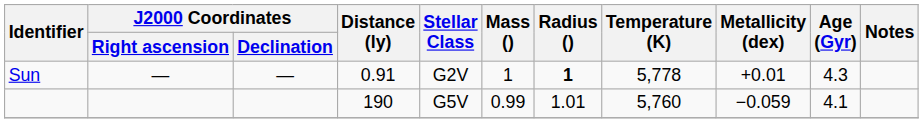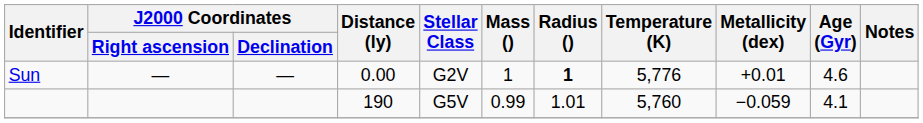(378, 74) 0.91 -> (378, 74) 0.00
(659, 74) 5,778 -> (659, 74) 5,776
(836, 74) 4.3 -> (836, 74) 4.6
